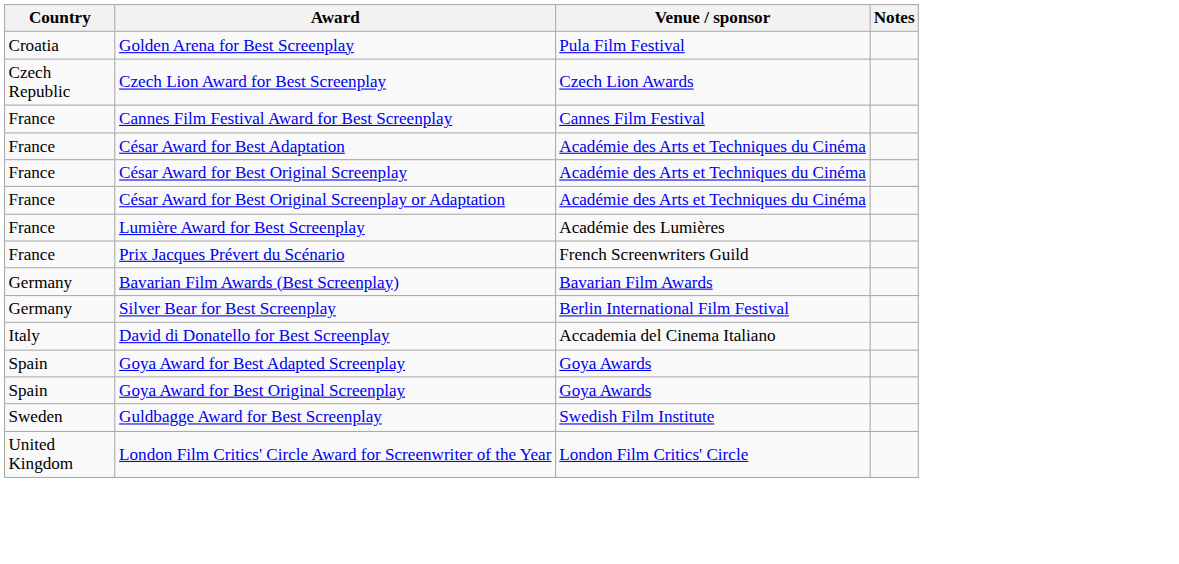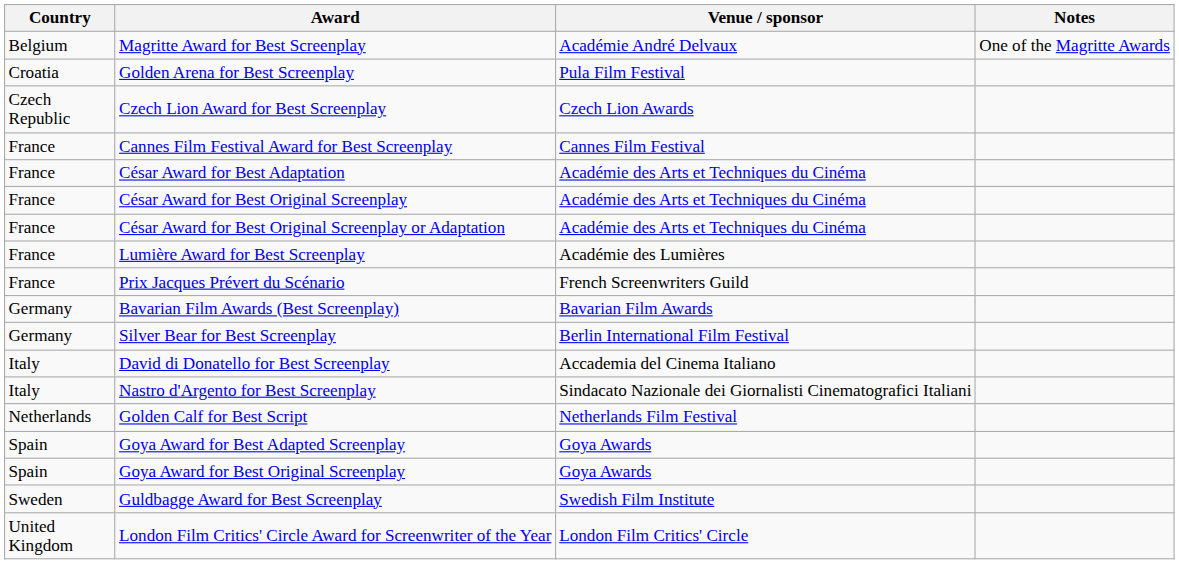+ row: (242, 45)
+ row: (247, 390)
+ row: (213, 417)
